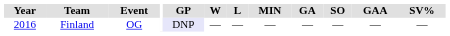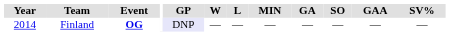(25, 24) 2016 -> (25, 24) 2014
(134, 24) normal -> (134, 24) bold
